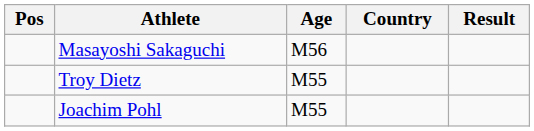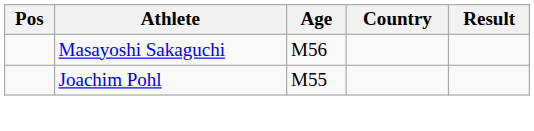- row: (100, 79)
